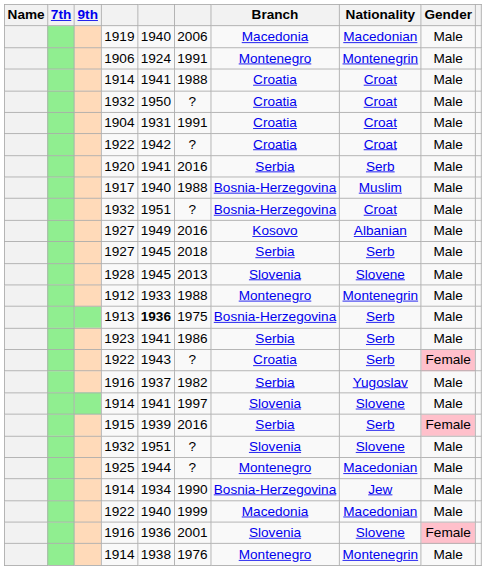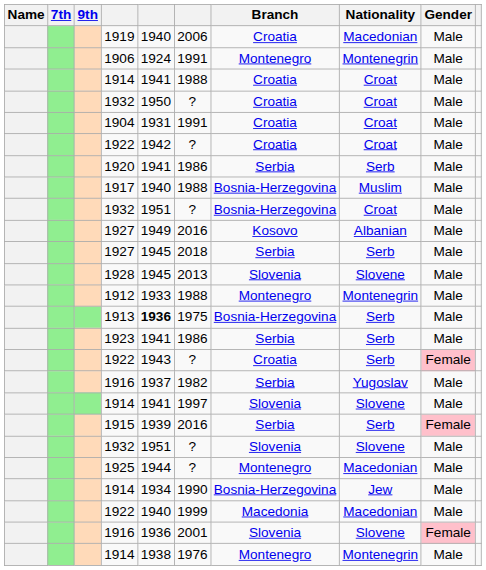(275, 36) Macedonia -> (275, 36) Croatia
(192, 166) 2016 -> (192, 166) 1986
